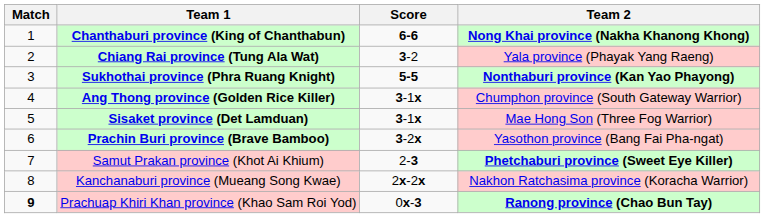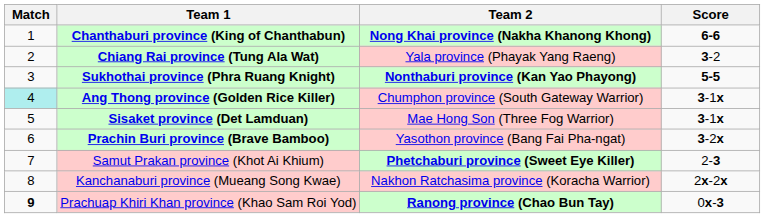columns swapped: (409, 14) <-> (609, 14)
(31, 98) no background -> (31, 98) paleturquoise background
